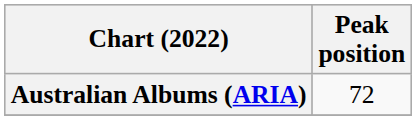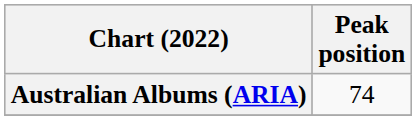(362, 94) 72 -> (362, 94) 74
